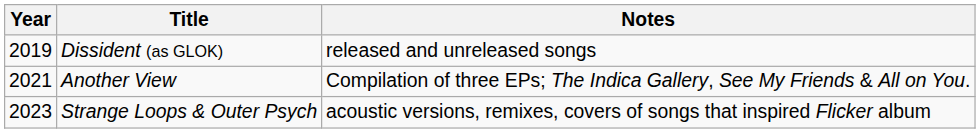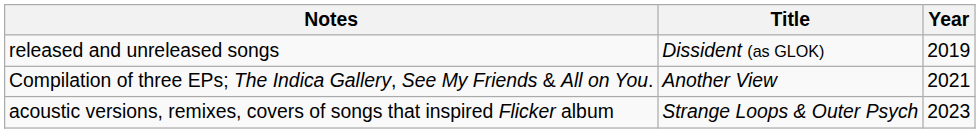columns swapped: (31, 19) <-> (648, 19)
